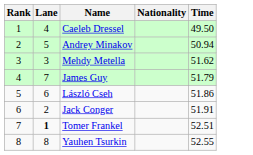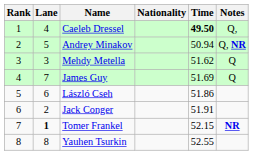+ column: (232, 12)
(202, 28) normal -> (202, 28) bold
(202, 77) 51.79 -> (202, 77) 51.69
(202, 126) 52.51 -> (202, 126) 52.15
